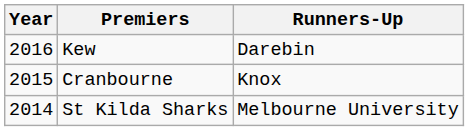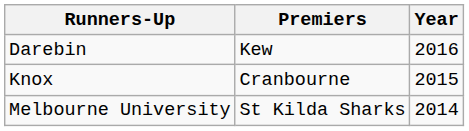columns swapped: (31, 20) <-> (348, 20)
